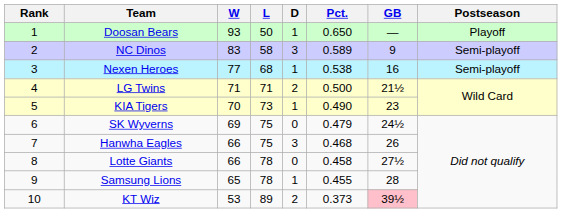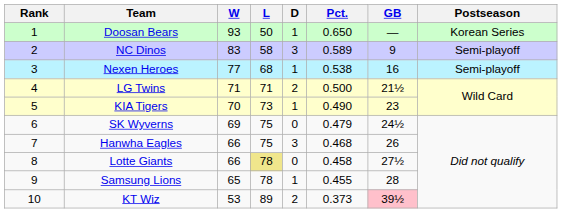(487, 32) Playoff -> (487, 32) Korean Series
(266, 161) no background -> (266, 161) khaki background
